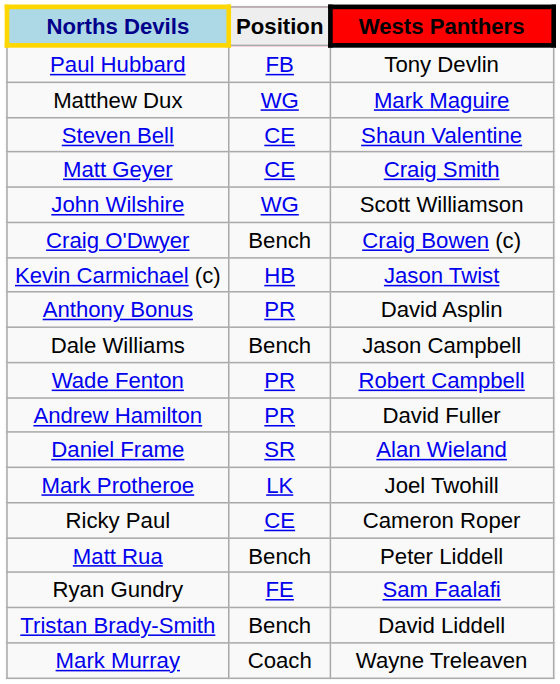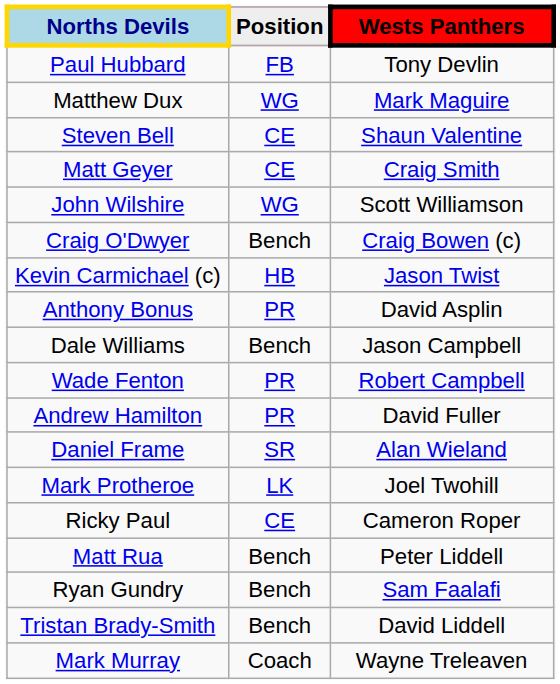(280, 590) FE -> (280, 590) Bench
